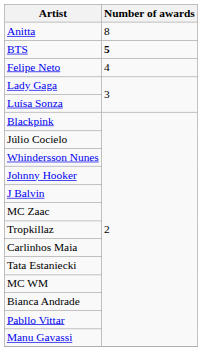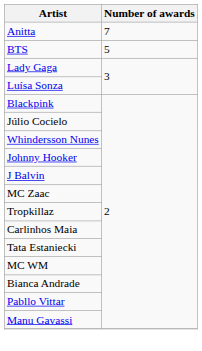(107, 31) 8 -> (107, 31) 7
(107, 49) bold -> (107, 49) normal
- row: (34, 67)
